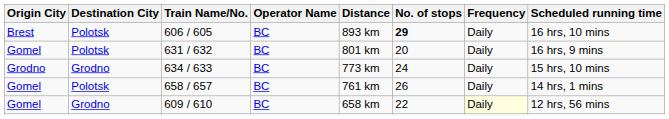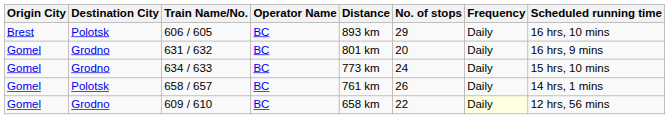(402, 31) bold -> (402, 31) normal
(90, 50) Polotsk -> (90, 50) Grodno
(26, 68) Grodno -> (24, 68) Gomel
